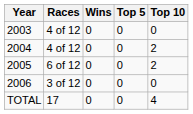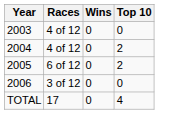- column: (131, 13)
